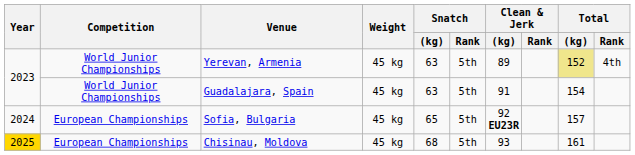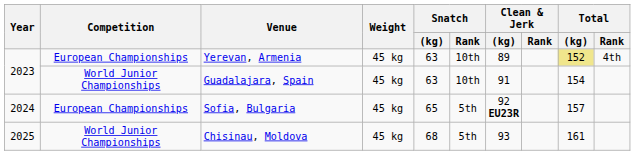(121, 63) World Junior Championships -> (121, 57) European Championships
(468, 63) 5th -> (468, 57) 10th
(468, 91) 5th -> (468, 80) 10th
(22, 142) gold background -> (22, 136) no background
(121, 142) European Championships -> (121, 136) World Junior Championships
